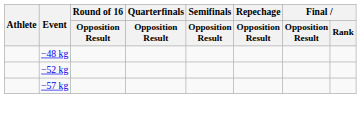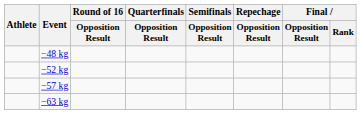+ row: (55, 102)
